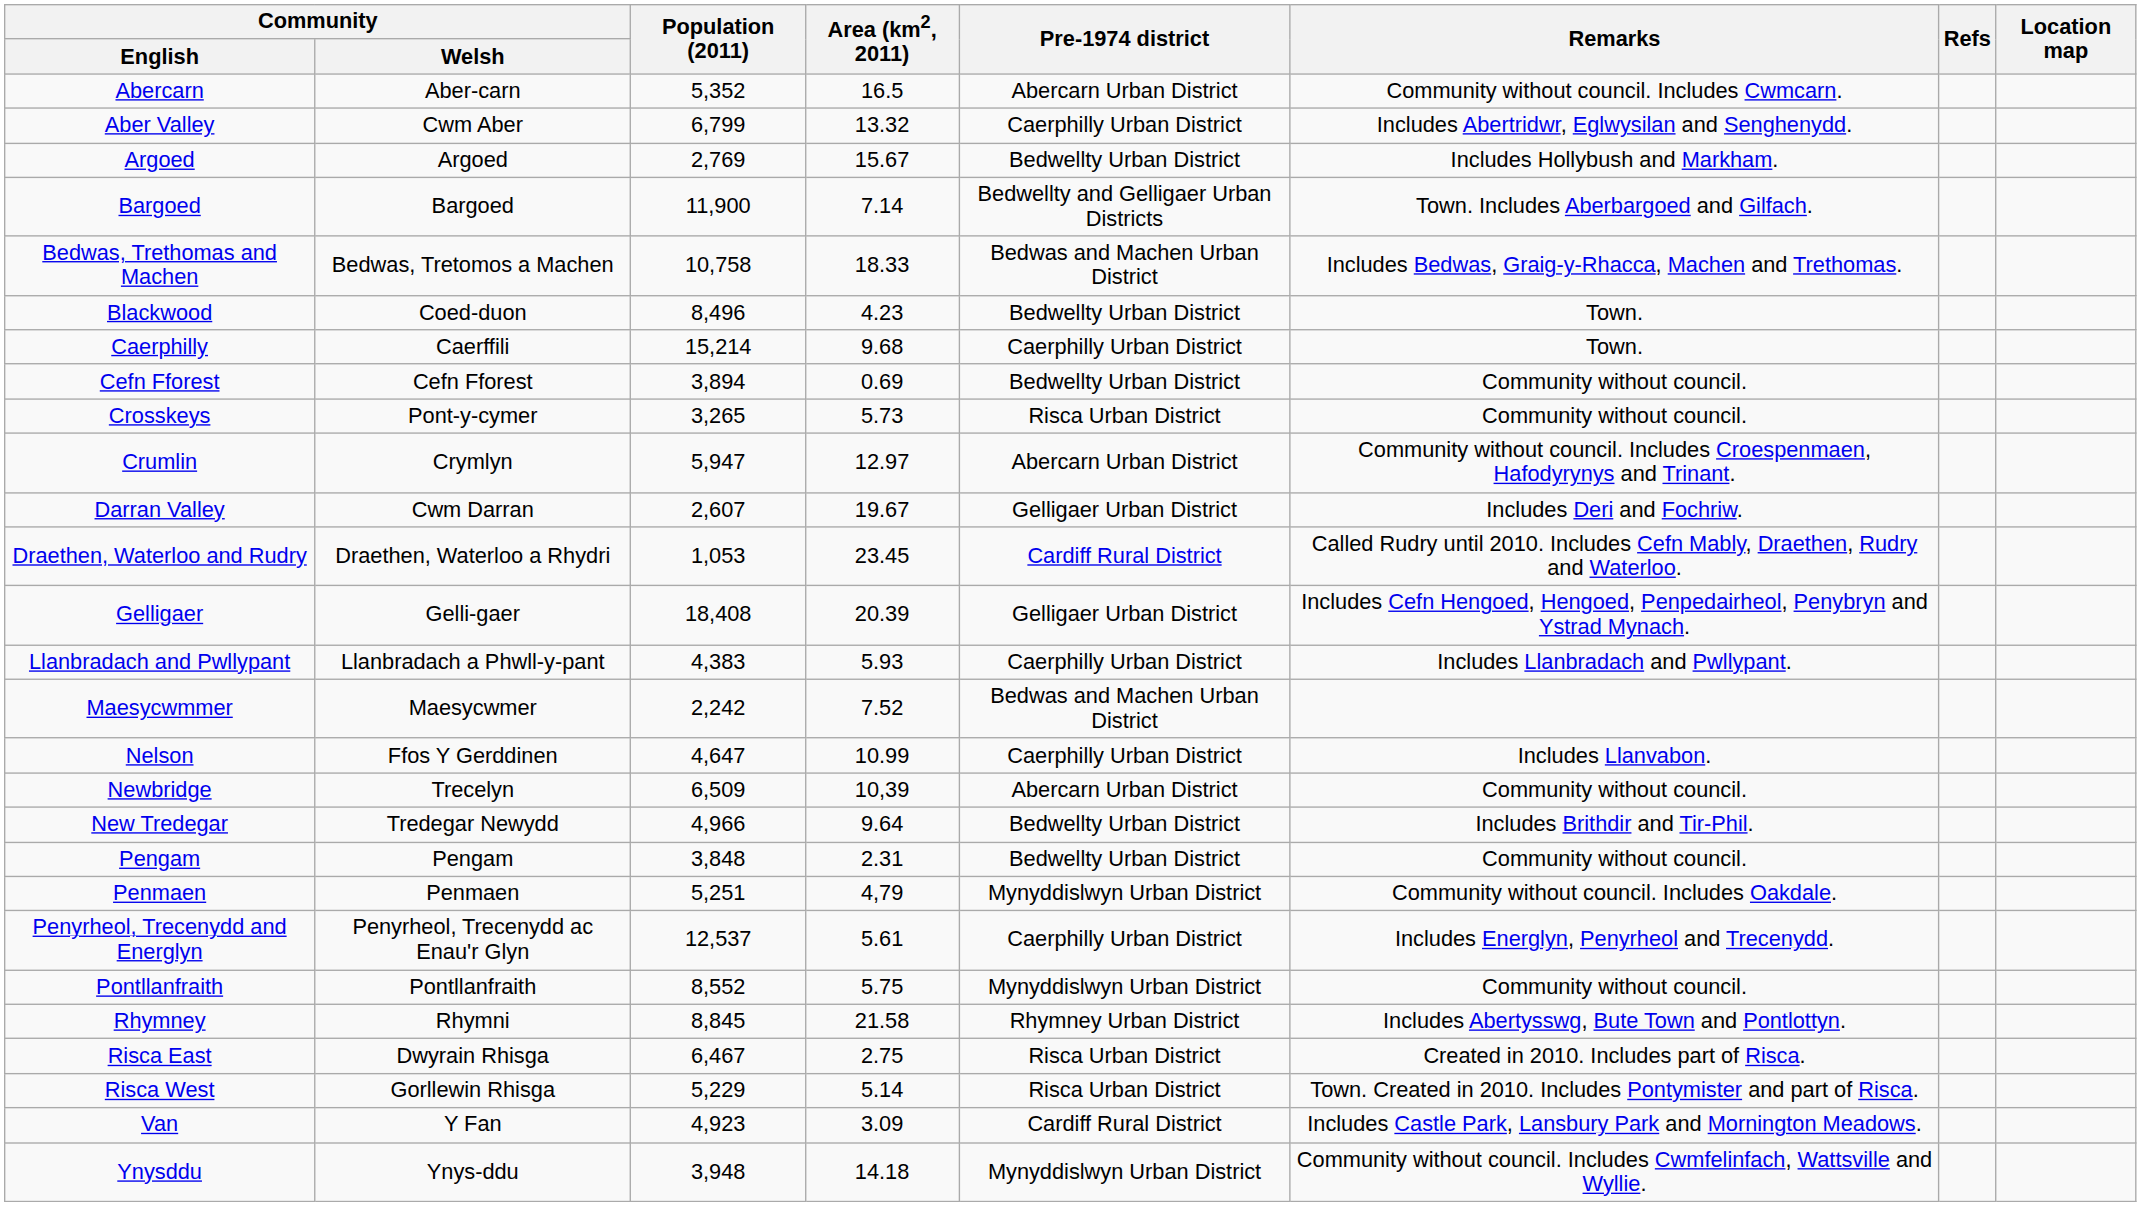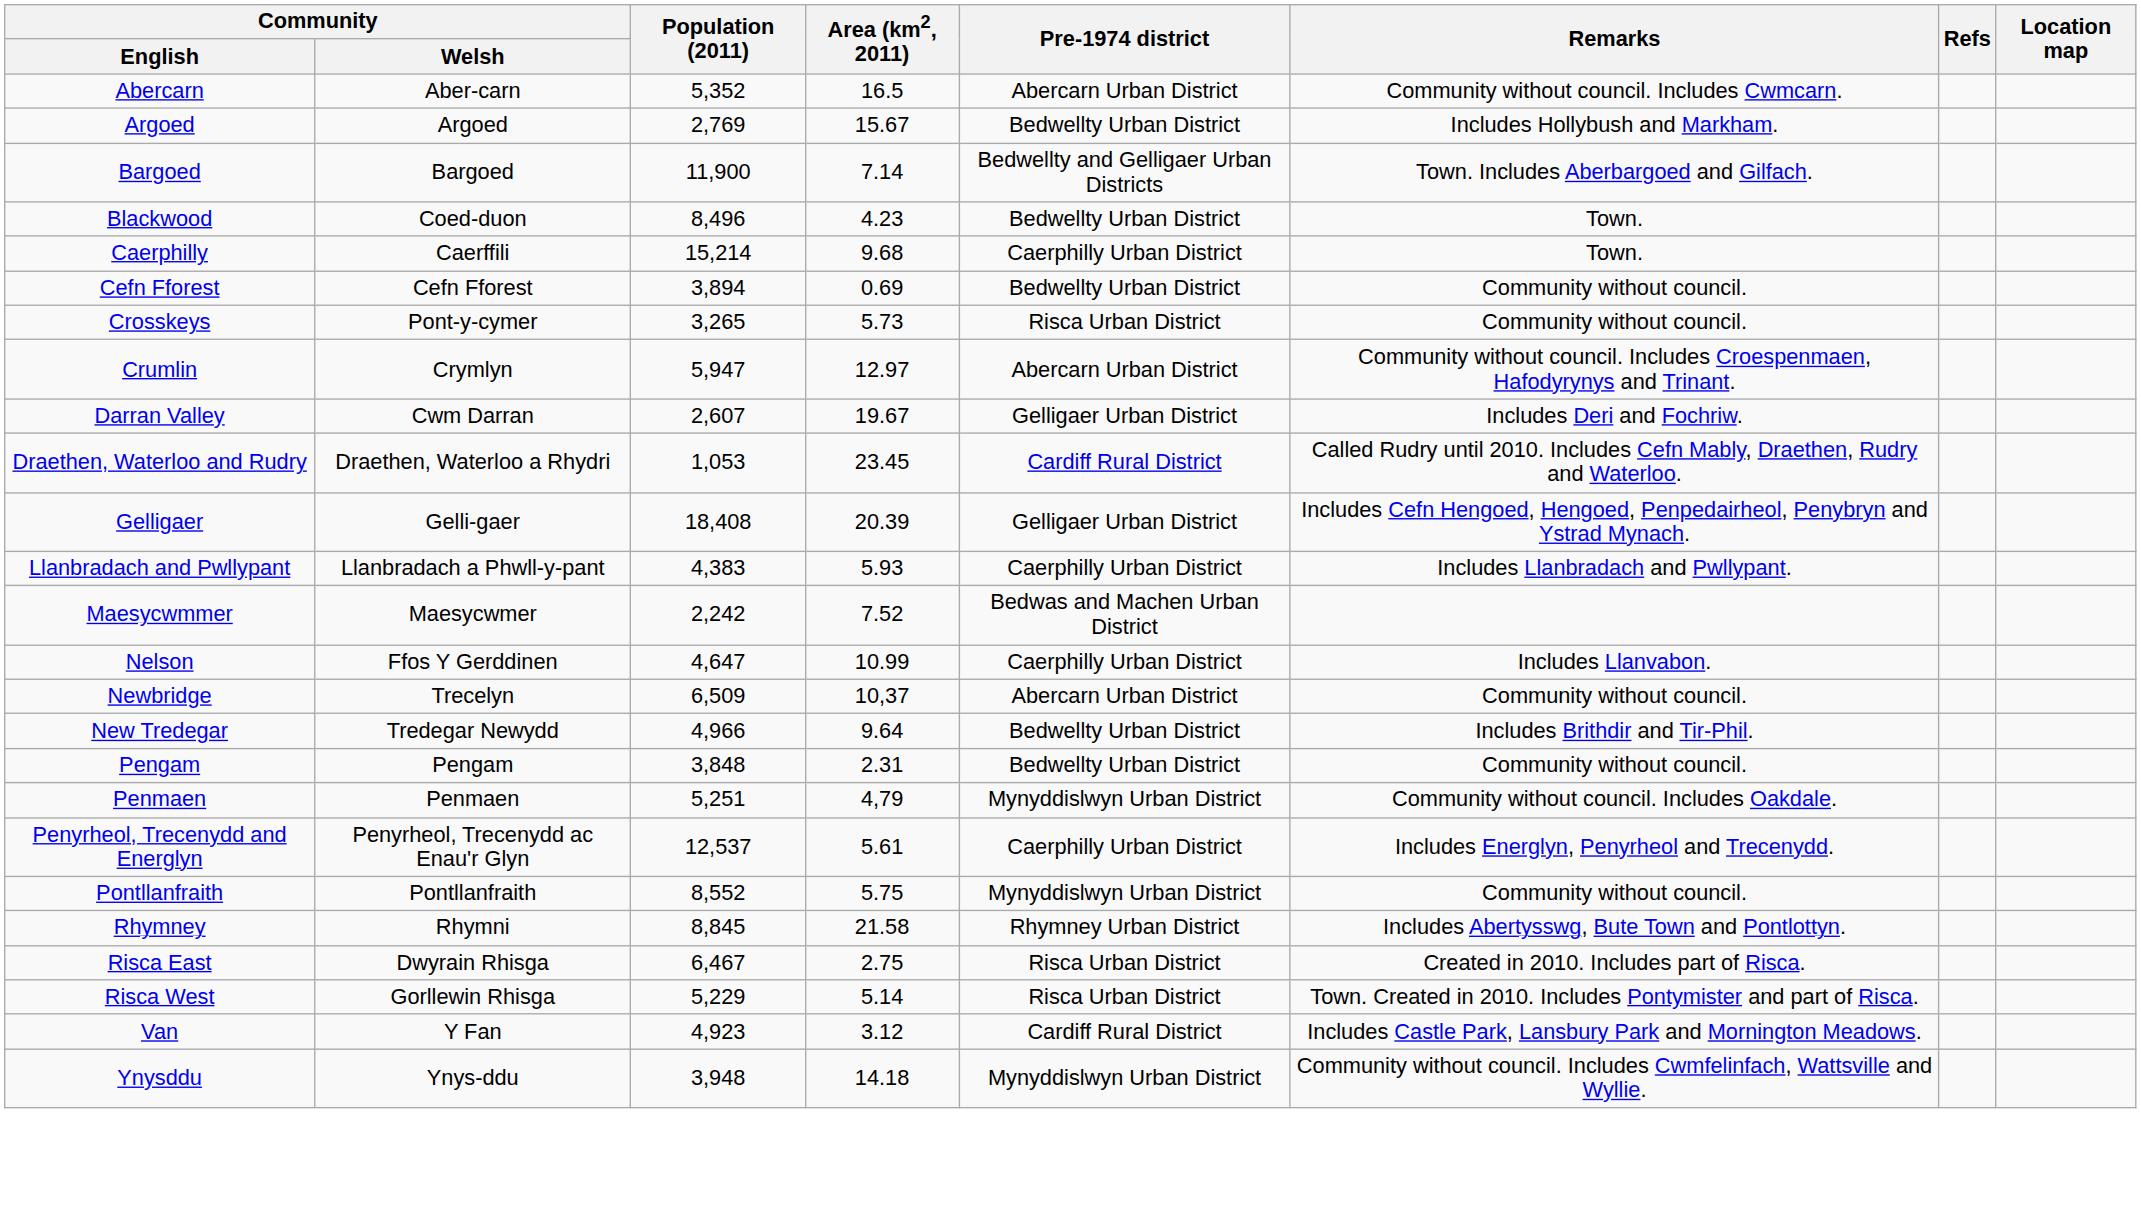- row: (160, 125)
- row: (160, 265)
(882, 789) 10,39 -> (882, 696) 10,37
(882, 1124) 3.09 -> (882, 1031) 3.12
